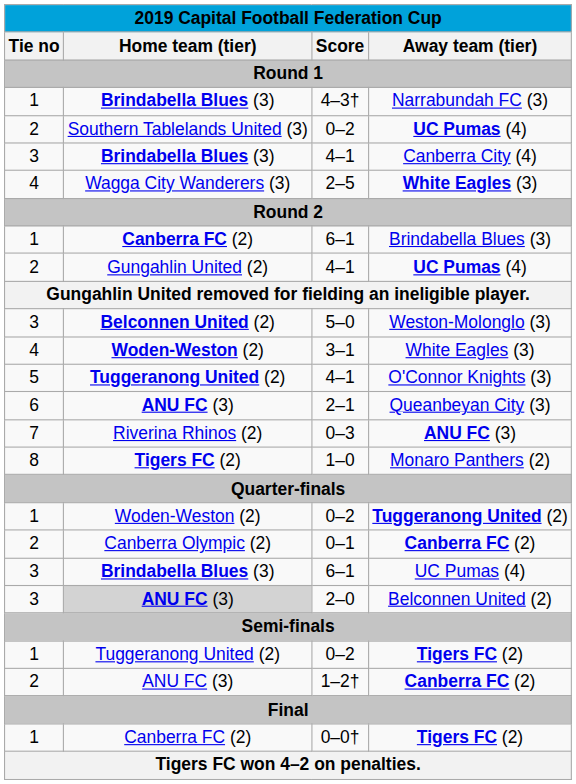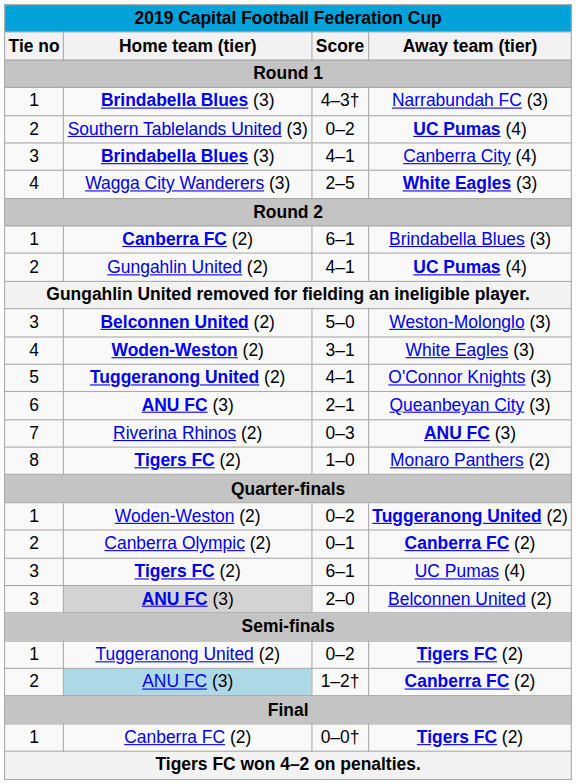(188, 571) Brindabella Blues (3) -> (188, 571) Tigers FC (2)
(188, 682) no background -> (188, 682) lightblue background
